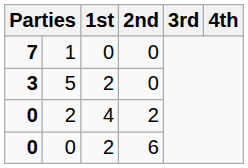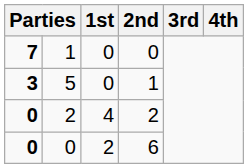(109, 83) 2 -> (109, 83) 0
(153, 83) 0 -> (153, 83) 1
